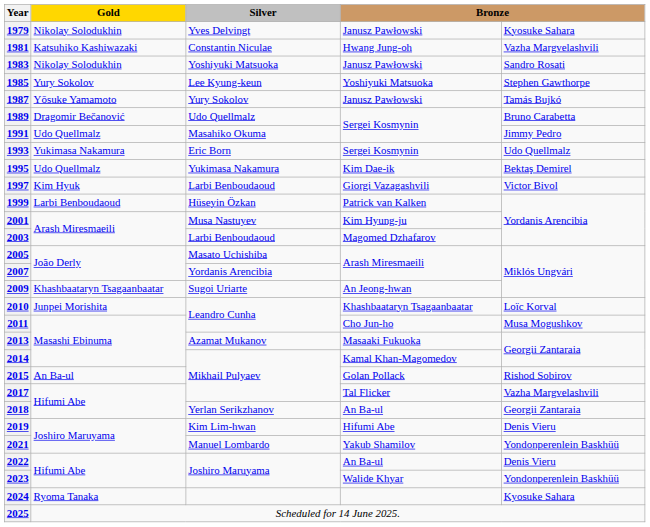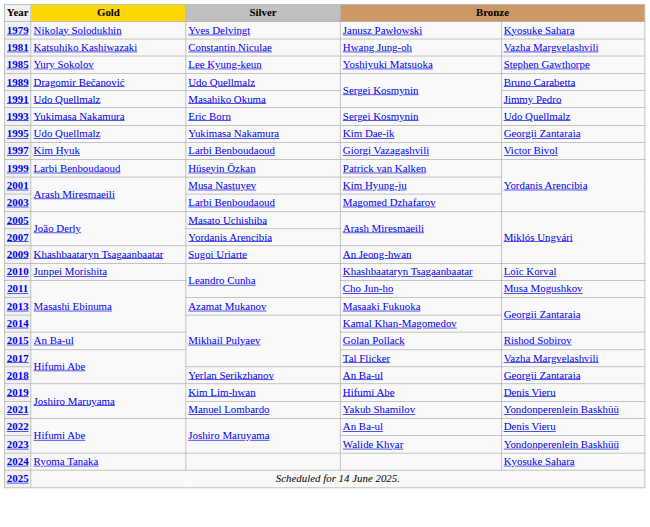- row: (18, 64)
- row: (18, 99)
(538, 168) Bektaş Demirel -> (542, 133) Georgii Zantaraia
